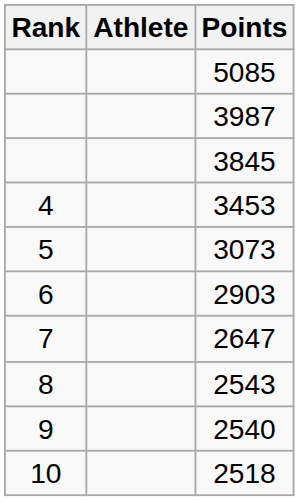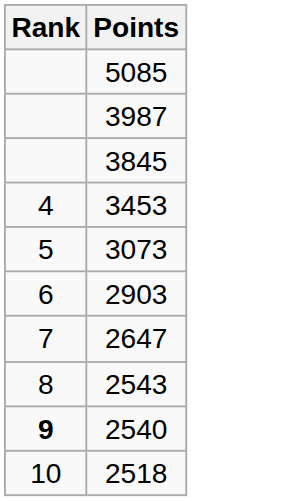- column: (141, 27)
(46, 428) normal -> (46, 428) bold
